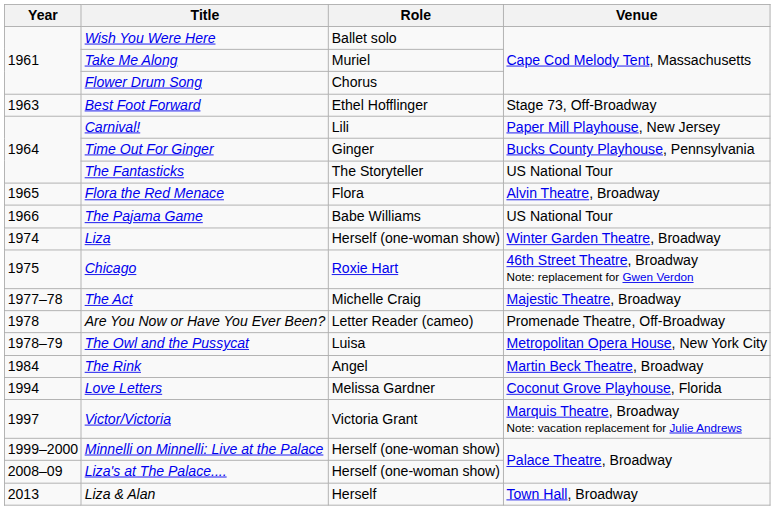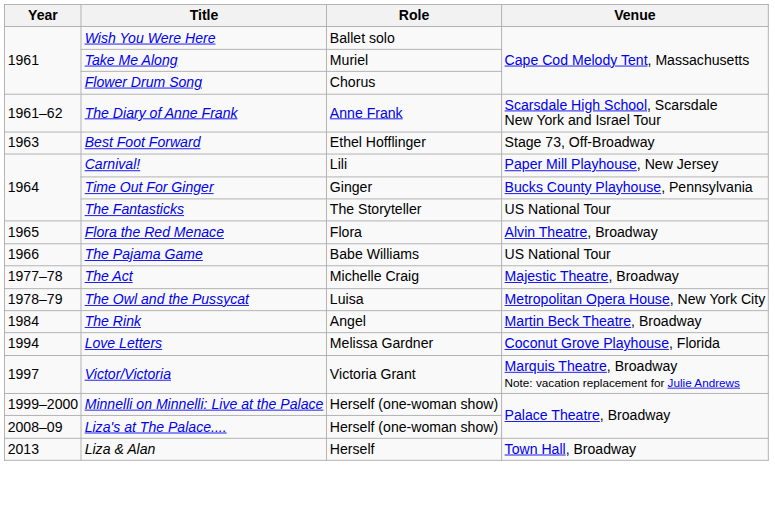+ row: (161, 112)
- row: (98, 238)
- row: (110, 269)
- row: (205, 321)
